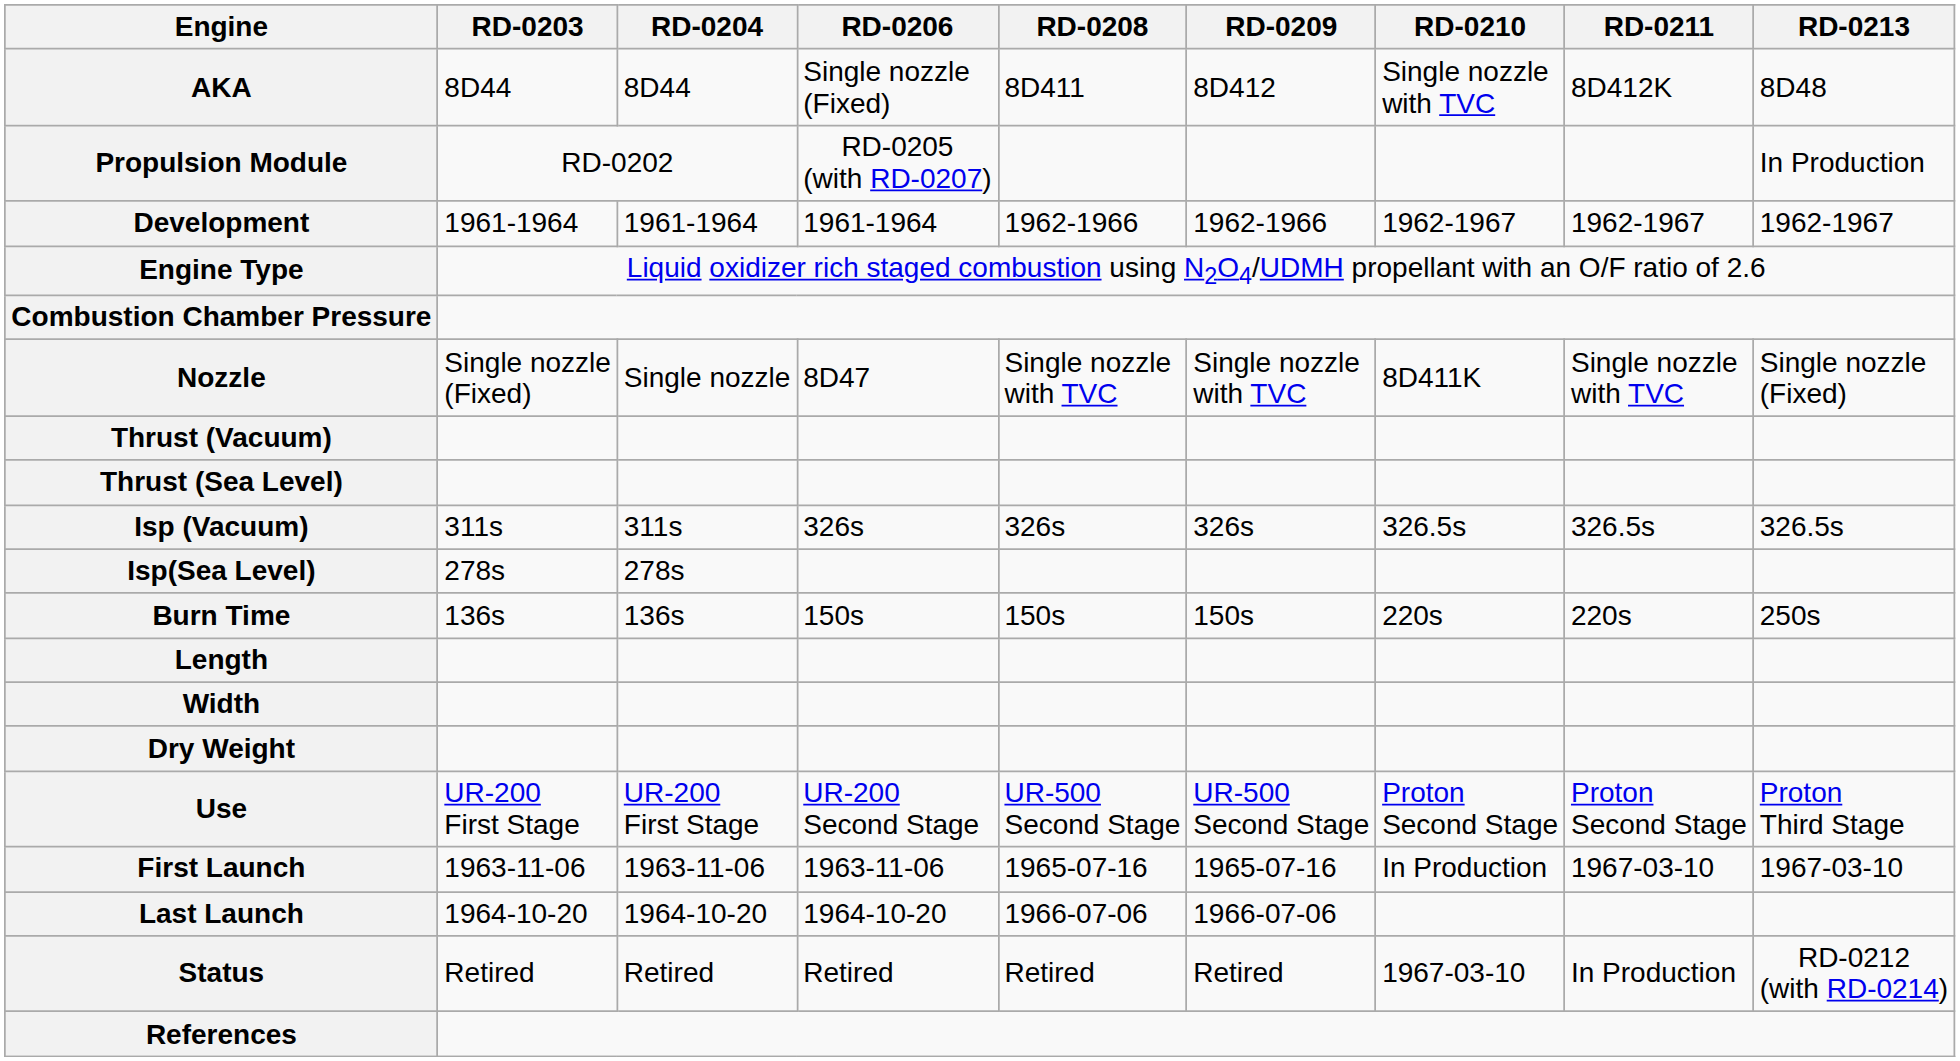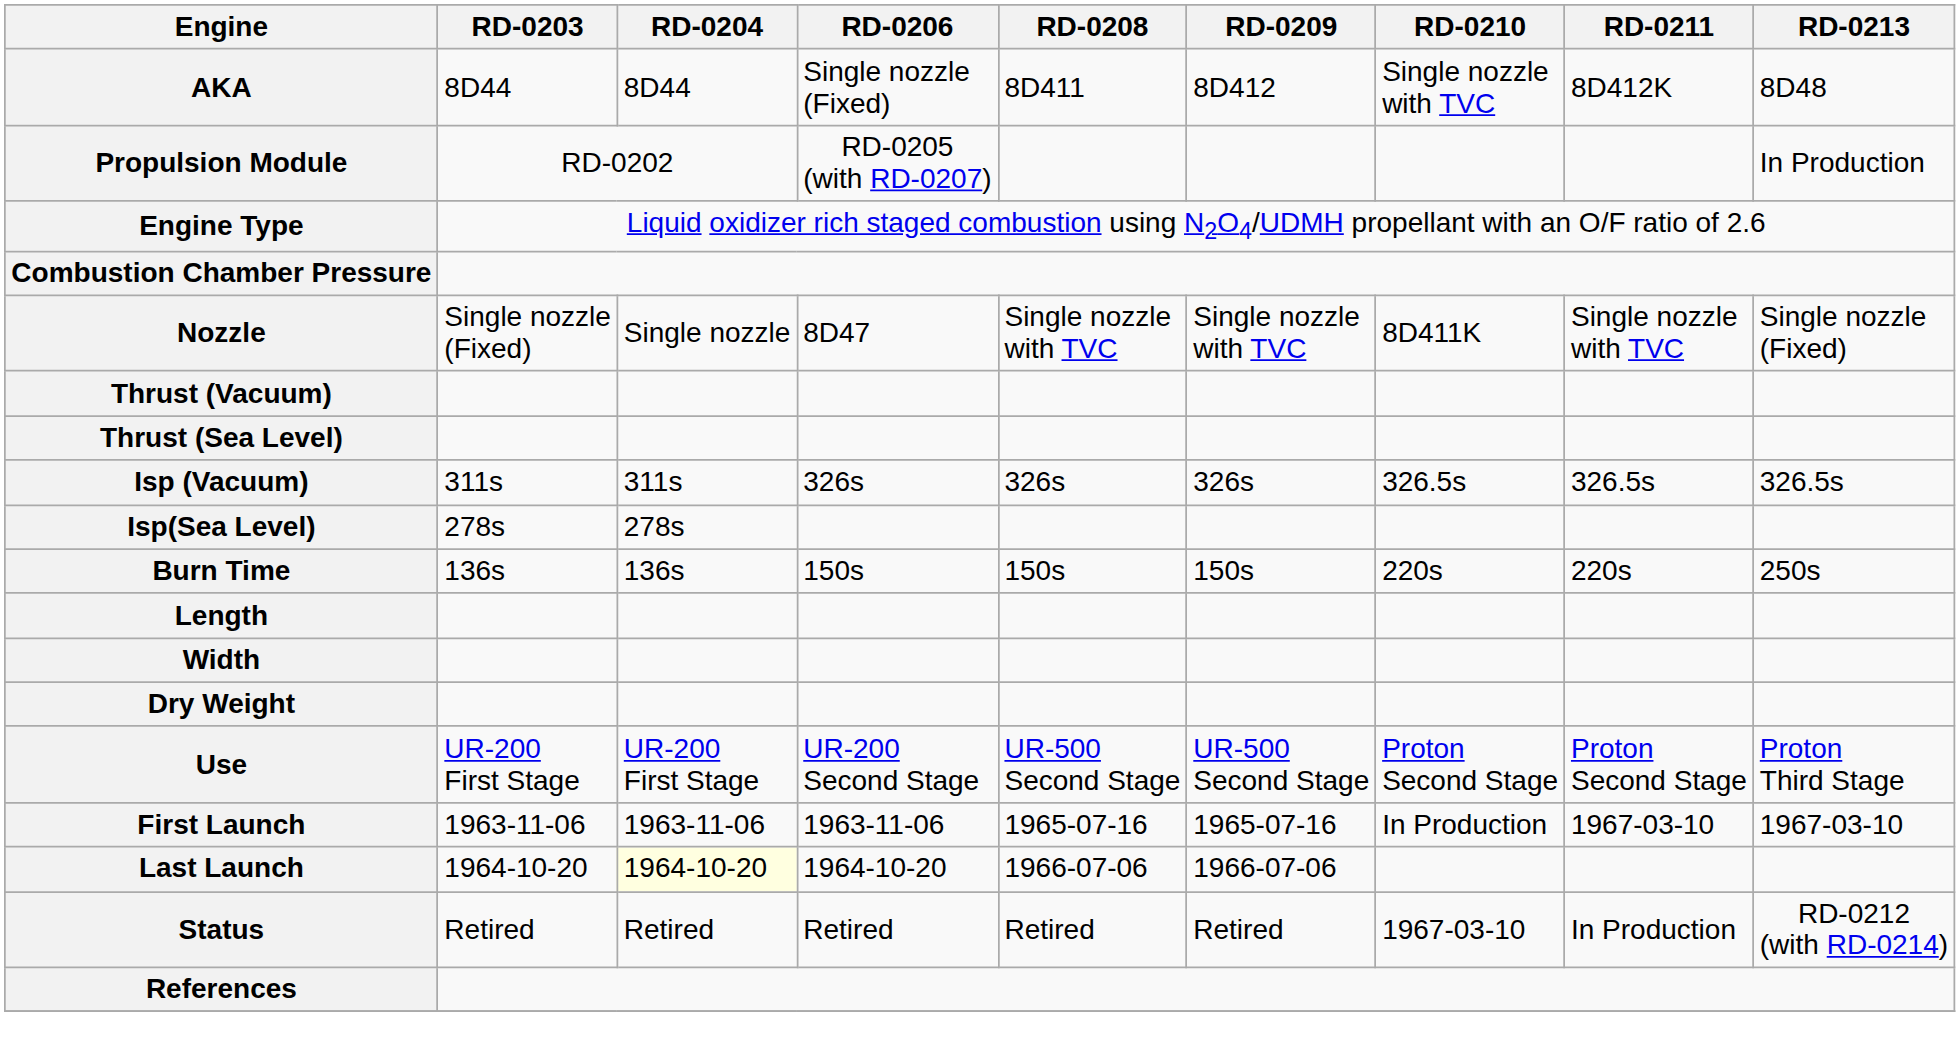- row: (221, 222)
(695, 913) no background -> (695, 868) lightyellow background
